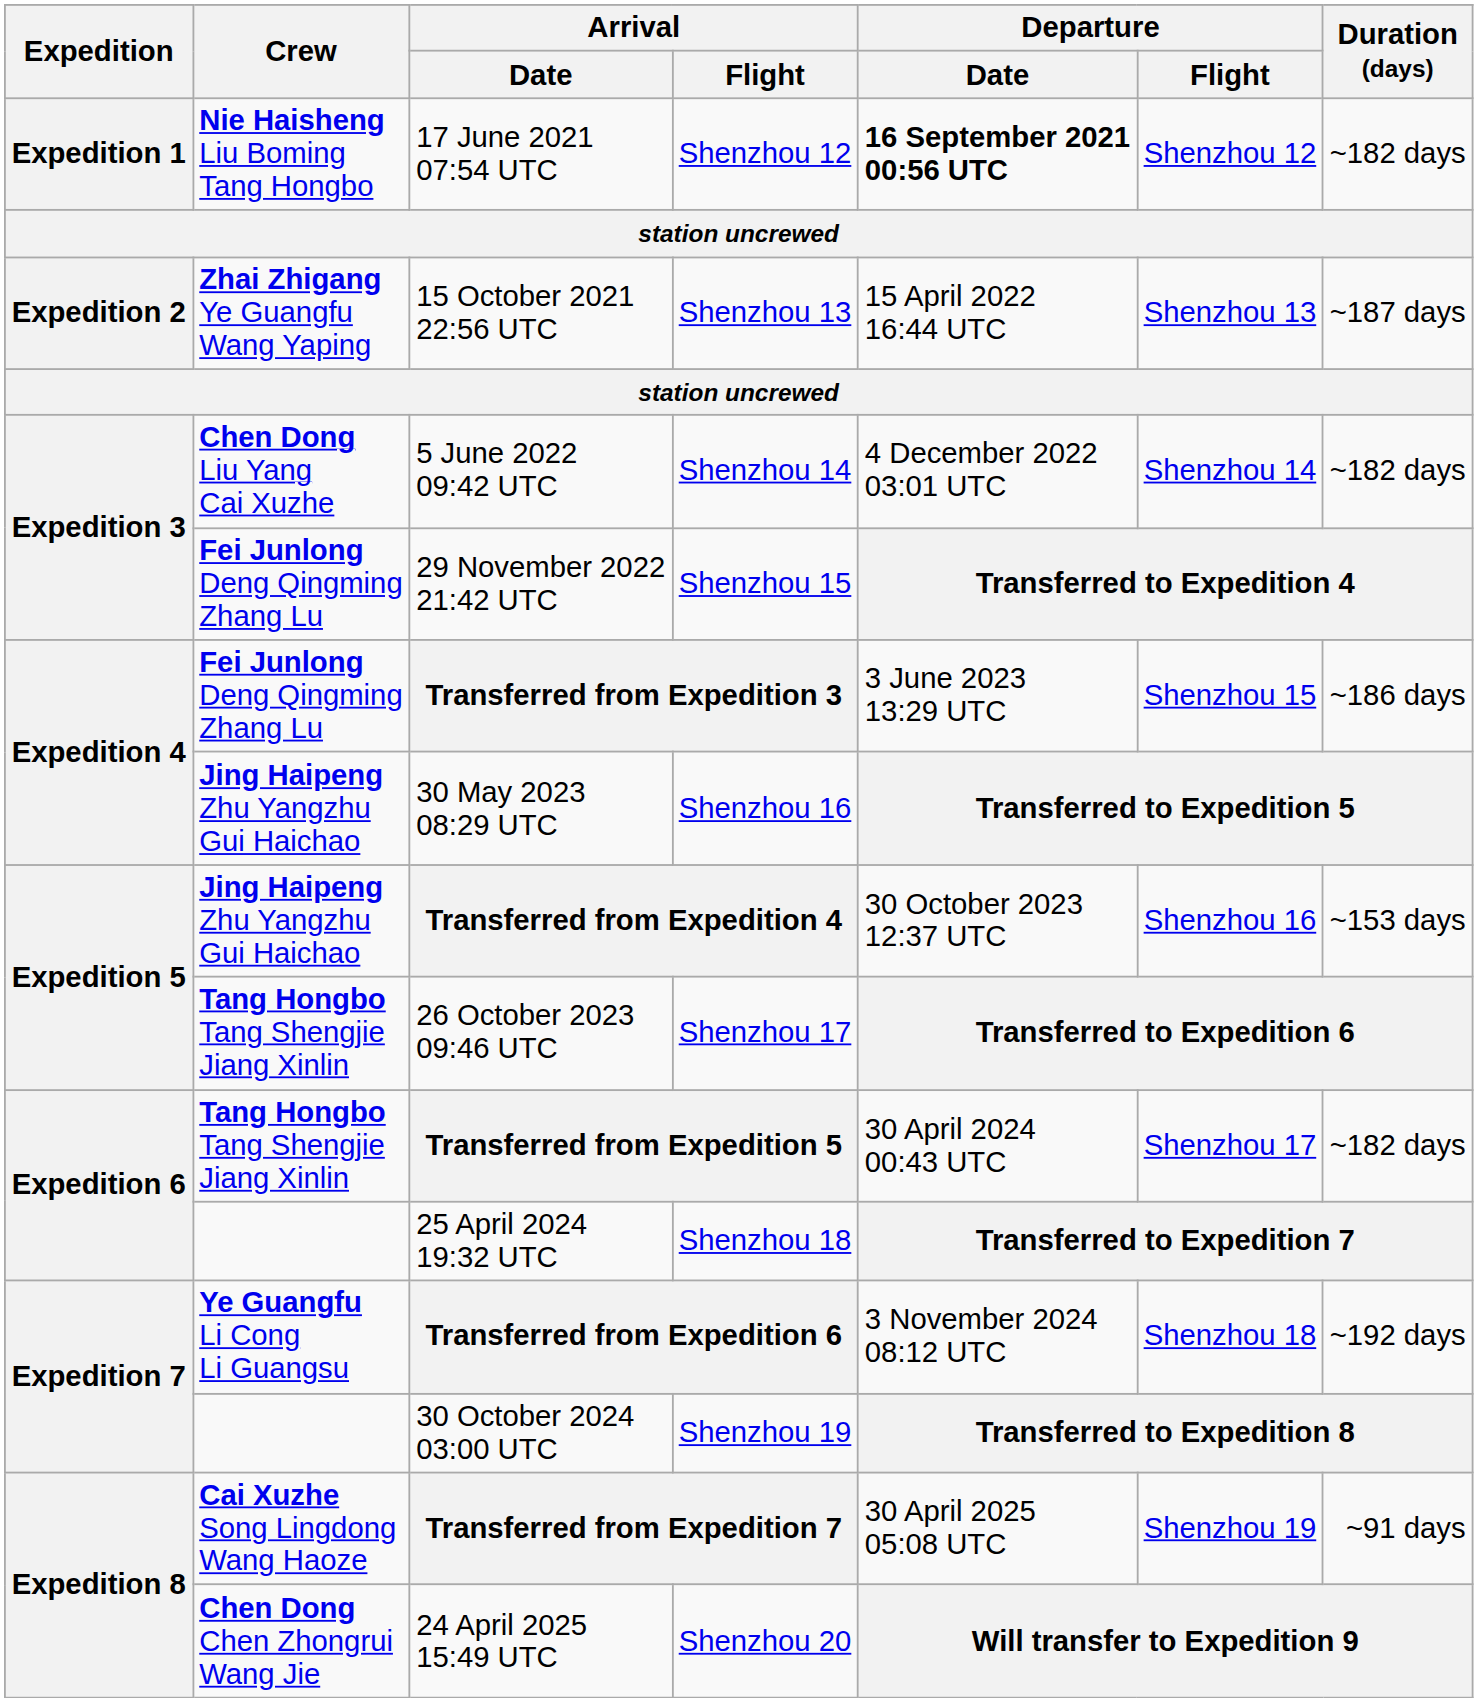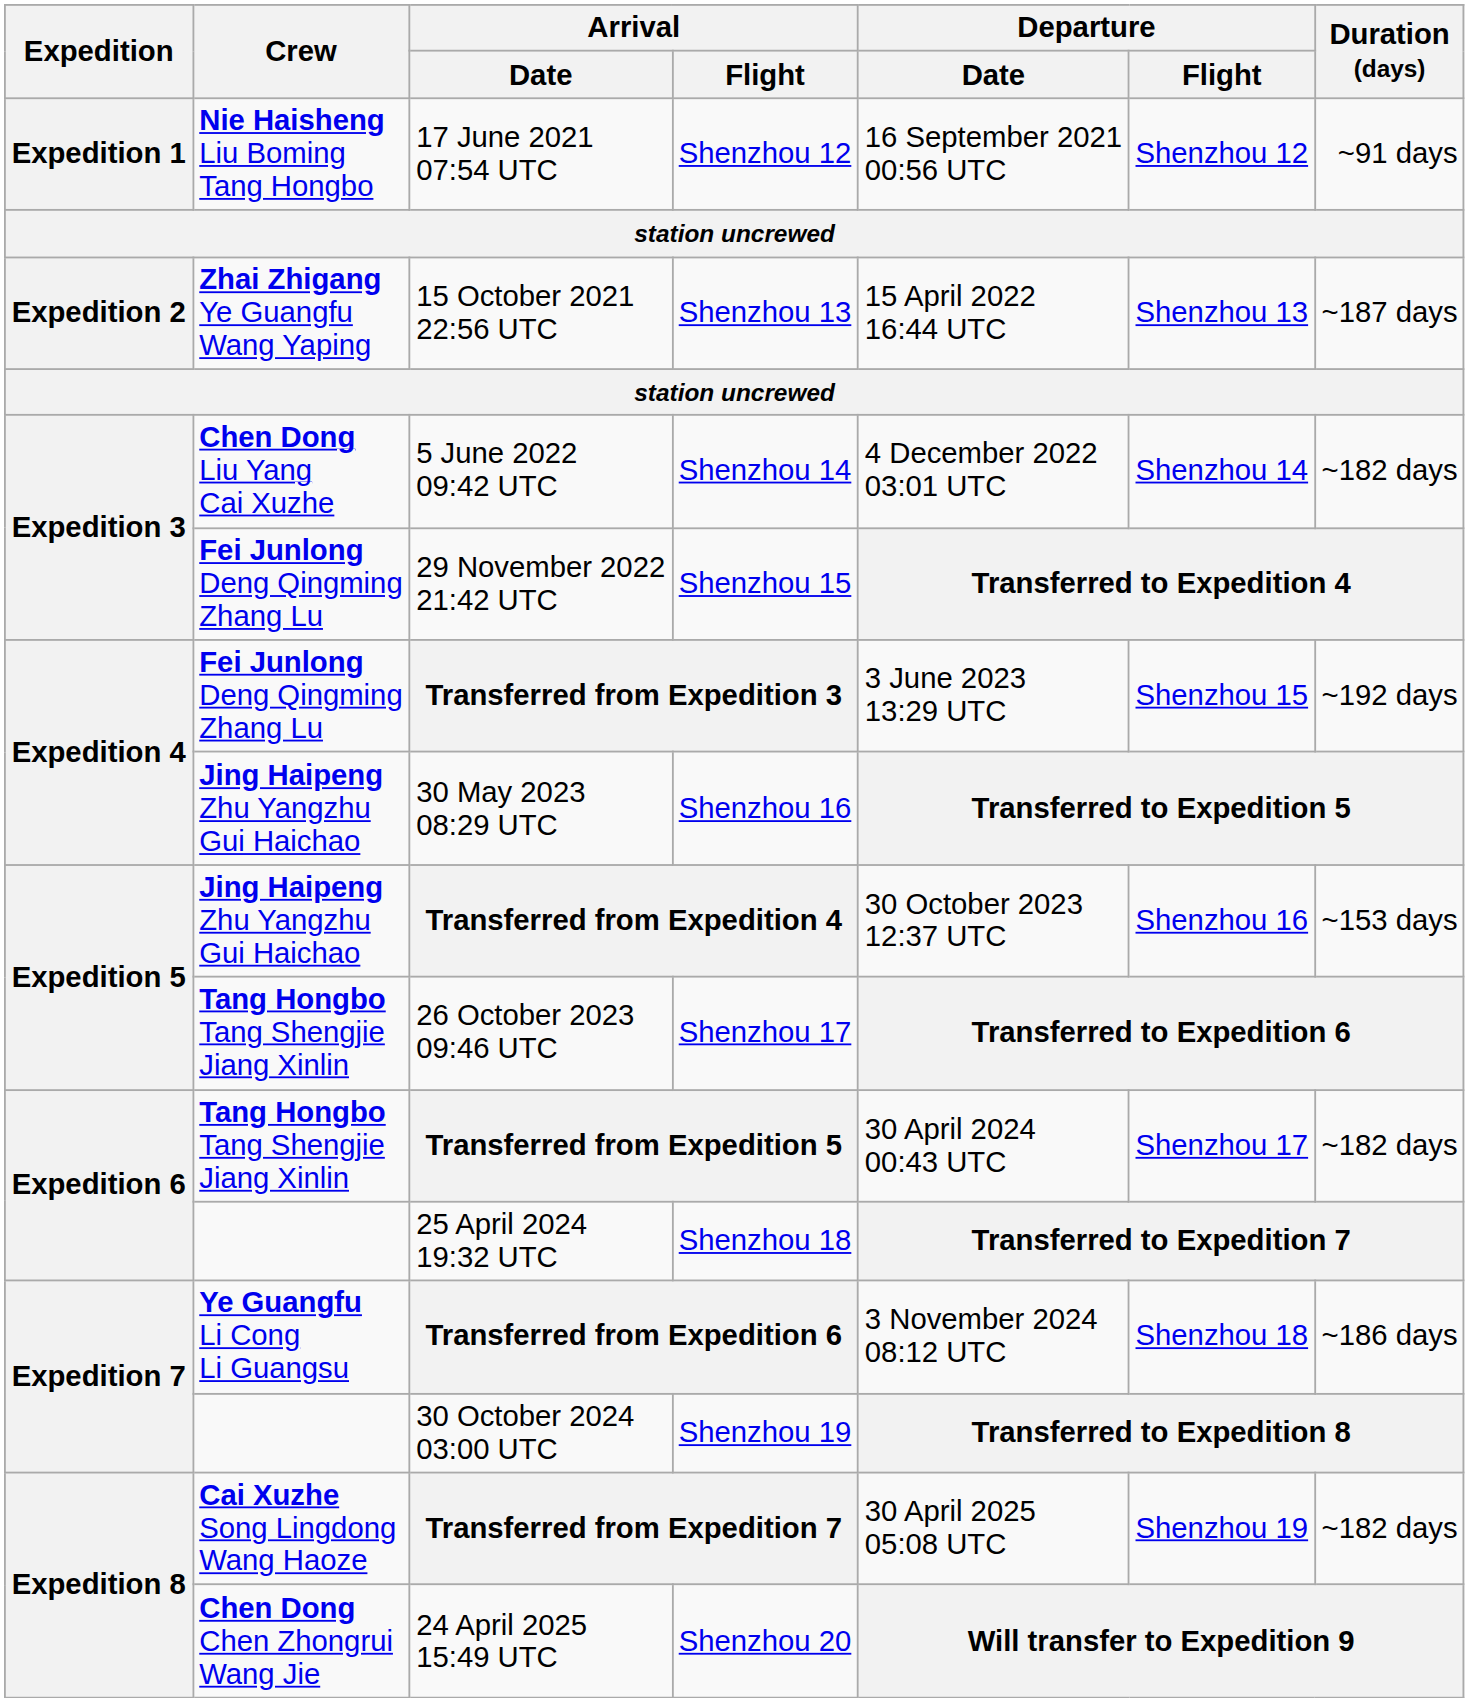(997, 153) bold -> (993, 153) normal
(1398, 153) ~182 days -> (1398, 153) ~91 days
(1398, 695) ~186 days -> (1390, 695) ~192 days
(1398, 1336) ~192 days -> (1390, 1336) ~186 days
(1406, 1528) ~91 days -> (1390, 1528) ~182 days
